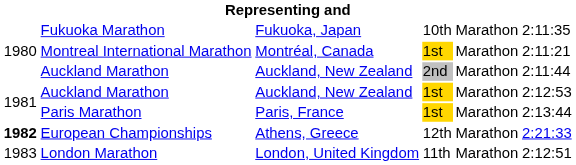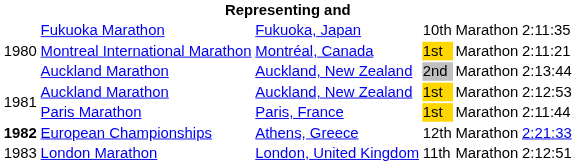(546, 71) 2:11:44 -> (547, 71) 2:13:44
(547, 112) 2:13:44 -> (546, 112) 2:11:44
